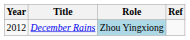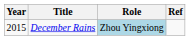(16, 27) 2012 -> (16, 27) 2015
